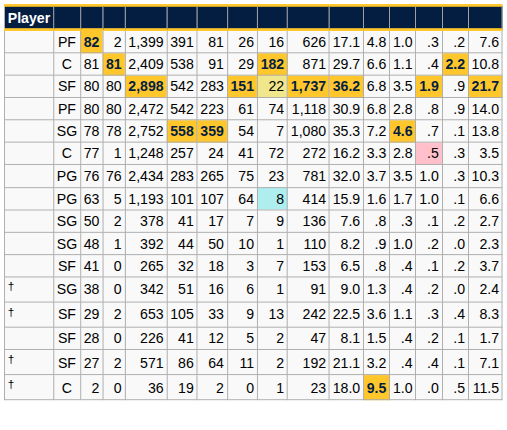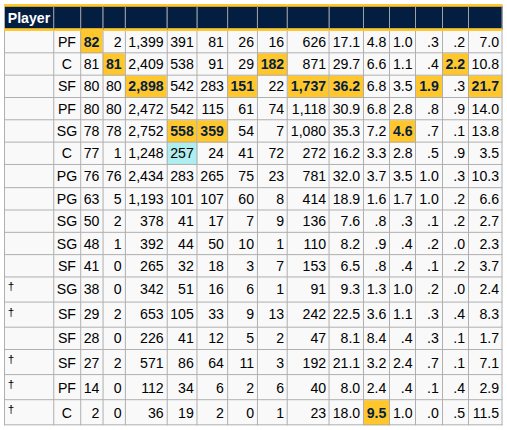(489, 42) 7.6 -> (489, 42) 7.0
(276, 87) khaki background -> (276, 87) no background
(459, 87) .9 -> (459, 87) .3
(212, 109) 223 -> (213, 109) 115
(182, 154) no background -> (182, 154) paleturquoise background
(433, 154) pink background -> (433, 154) no background
(459, 154) .3 -> (459, 154) .9
(246, 199) 64 -> (246, 199) 60
(280, 199) paleturquoise background -> (280, 199) no background
(346, 199) 15.9 -> (346, 199) 18.9
(459, 199) .1 -> (459, 199) .2
(403, 243) 1.0 -> (407, 243) .4
(350, 290) 9.0 -> (350, 290) 9.3
(407, 290) .4 -> (403, 290) 1.0
(377, 339) 1.5 -> (377, 339) 8.4
(433, 339) .2 -> (433, 339) .3
(280, 362) 2 -> (280, 362) 3
(407, 362) .4 -> (403, 362) 2.4
(433, 362) .4 -> (433, 362) .7
+ row: (67, 388)
